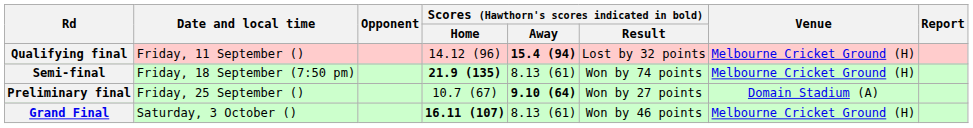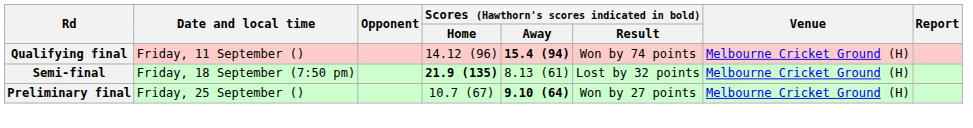(644, 54) Lost by 32 points -> (638, 54) Won by 74 points
(644, 73) Won by 74 points -> (638, 73) Lost by 32 points
(813, 93) Domain Stadium (A) -> (808, 93) Melbourne Cricket Ground (H)
- row: (69, 113)
